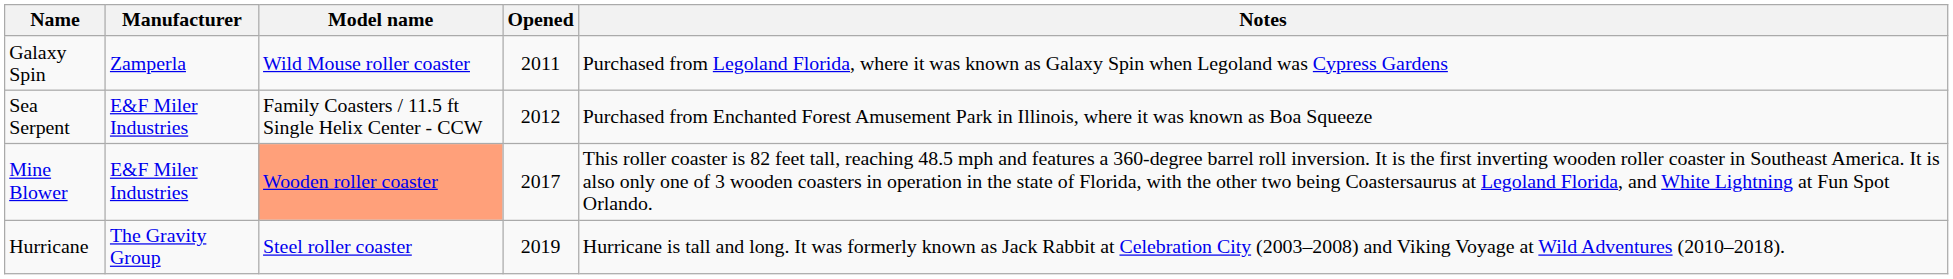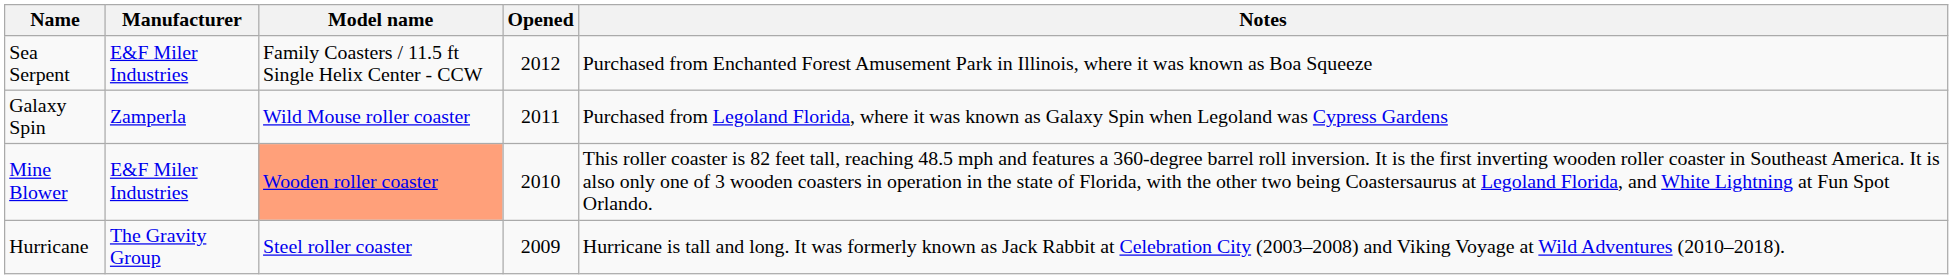rows swapped: (39, 116) <-> (38, 62)
(541, 181) 2017 -> (541, 181) 2010
(541, 246) 2019 -> (541, 246) 2009
